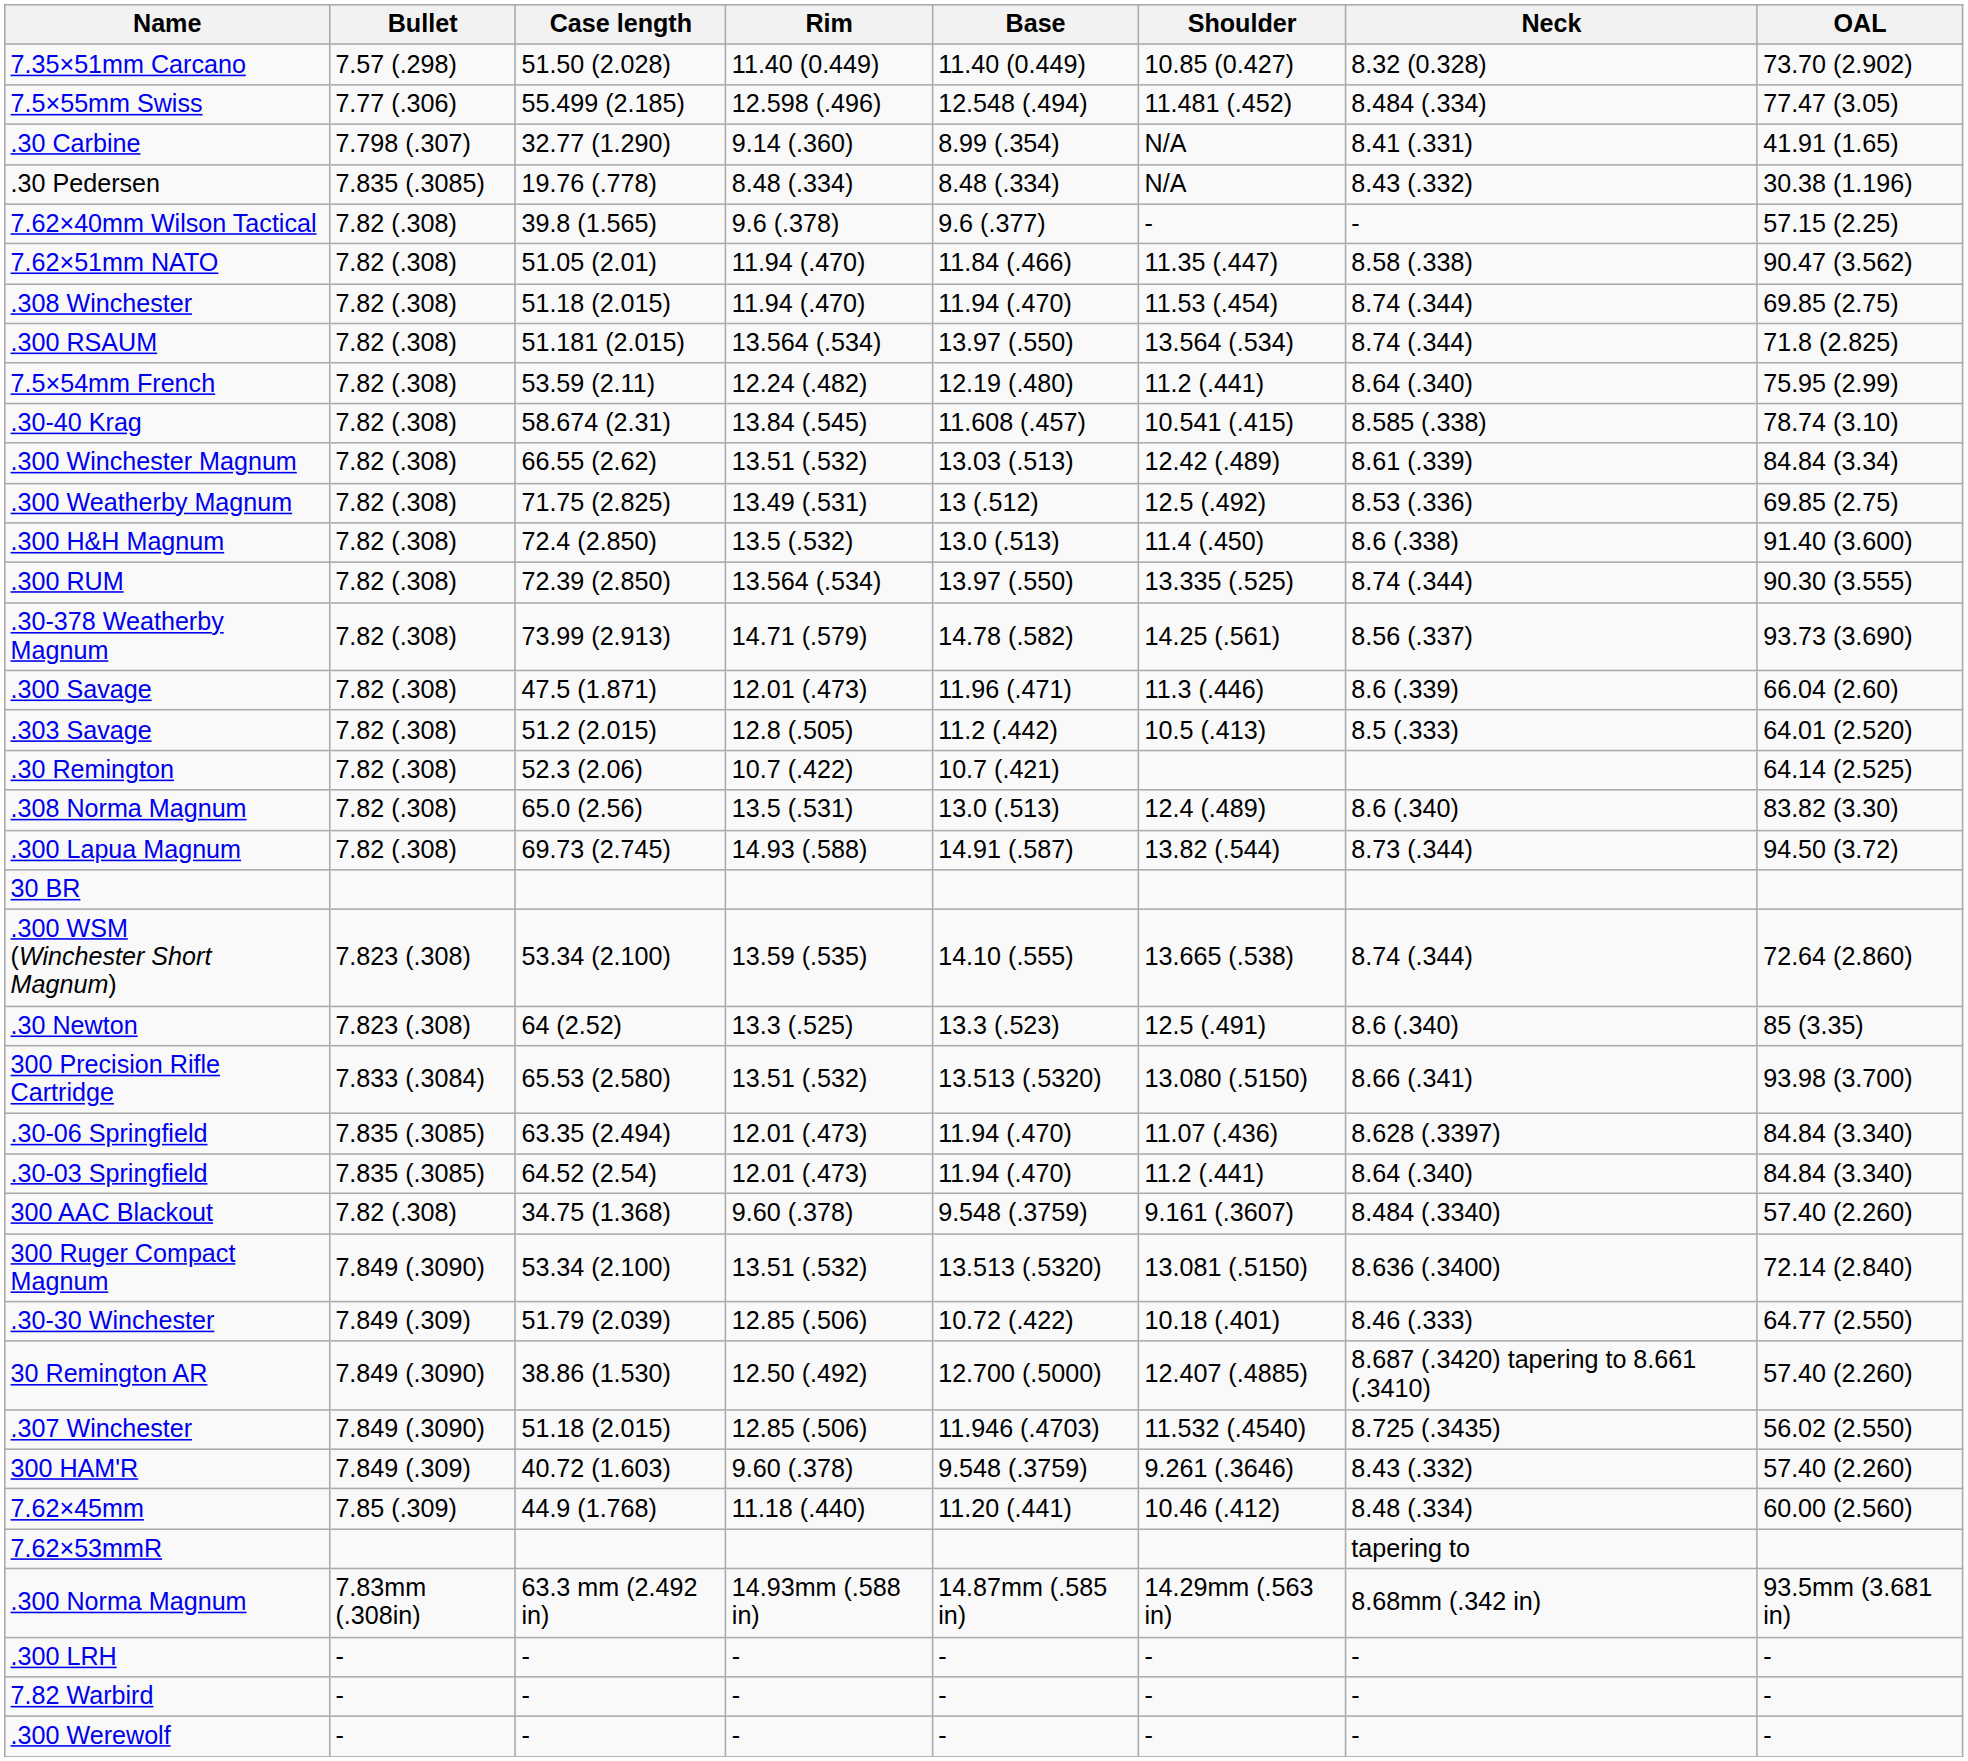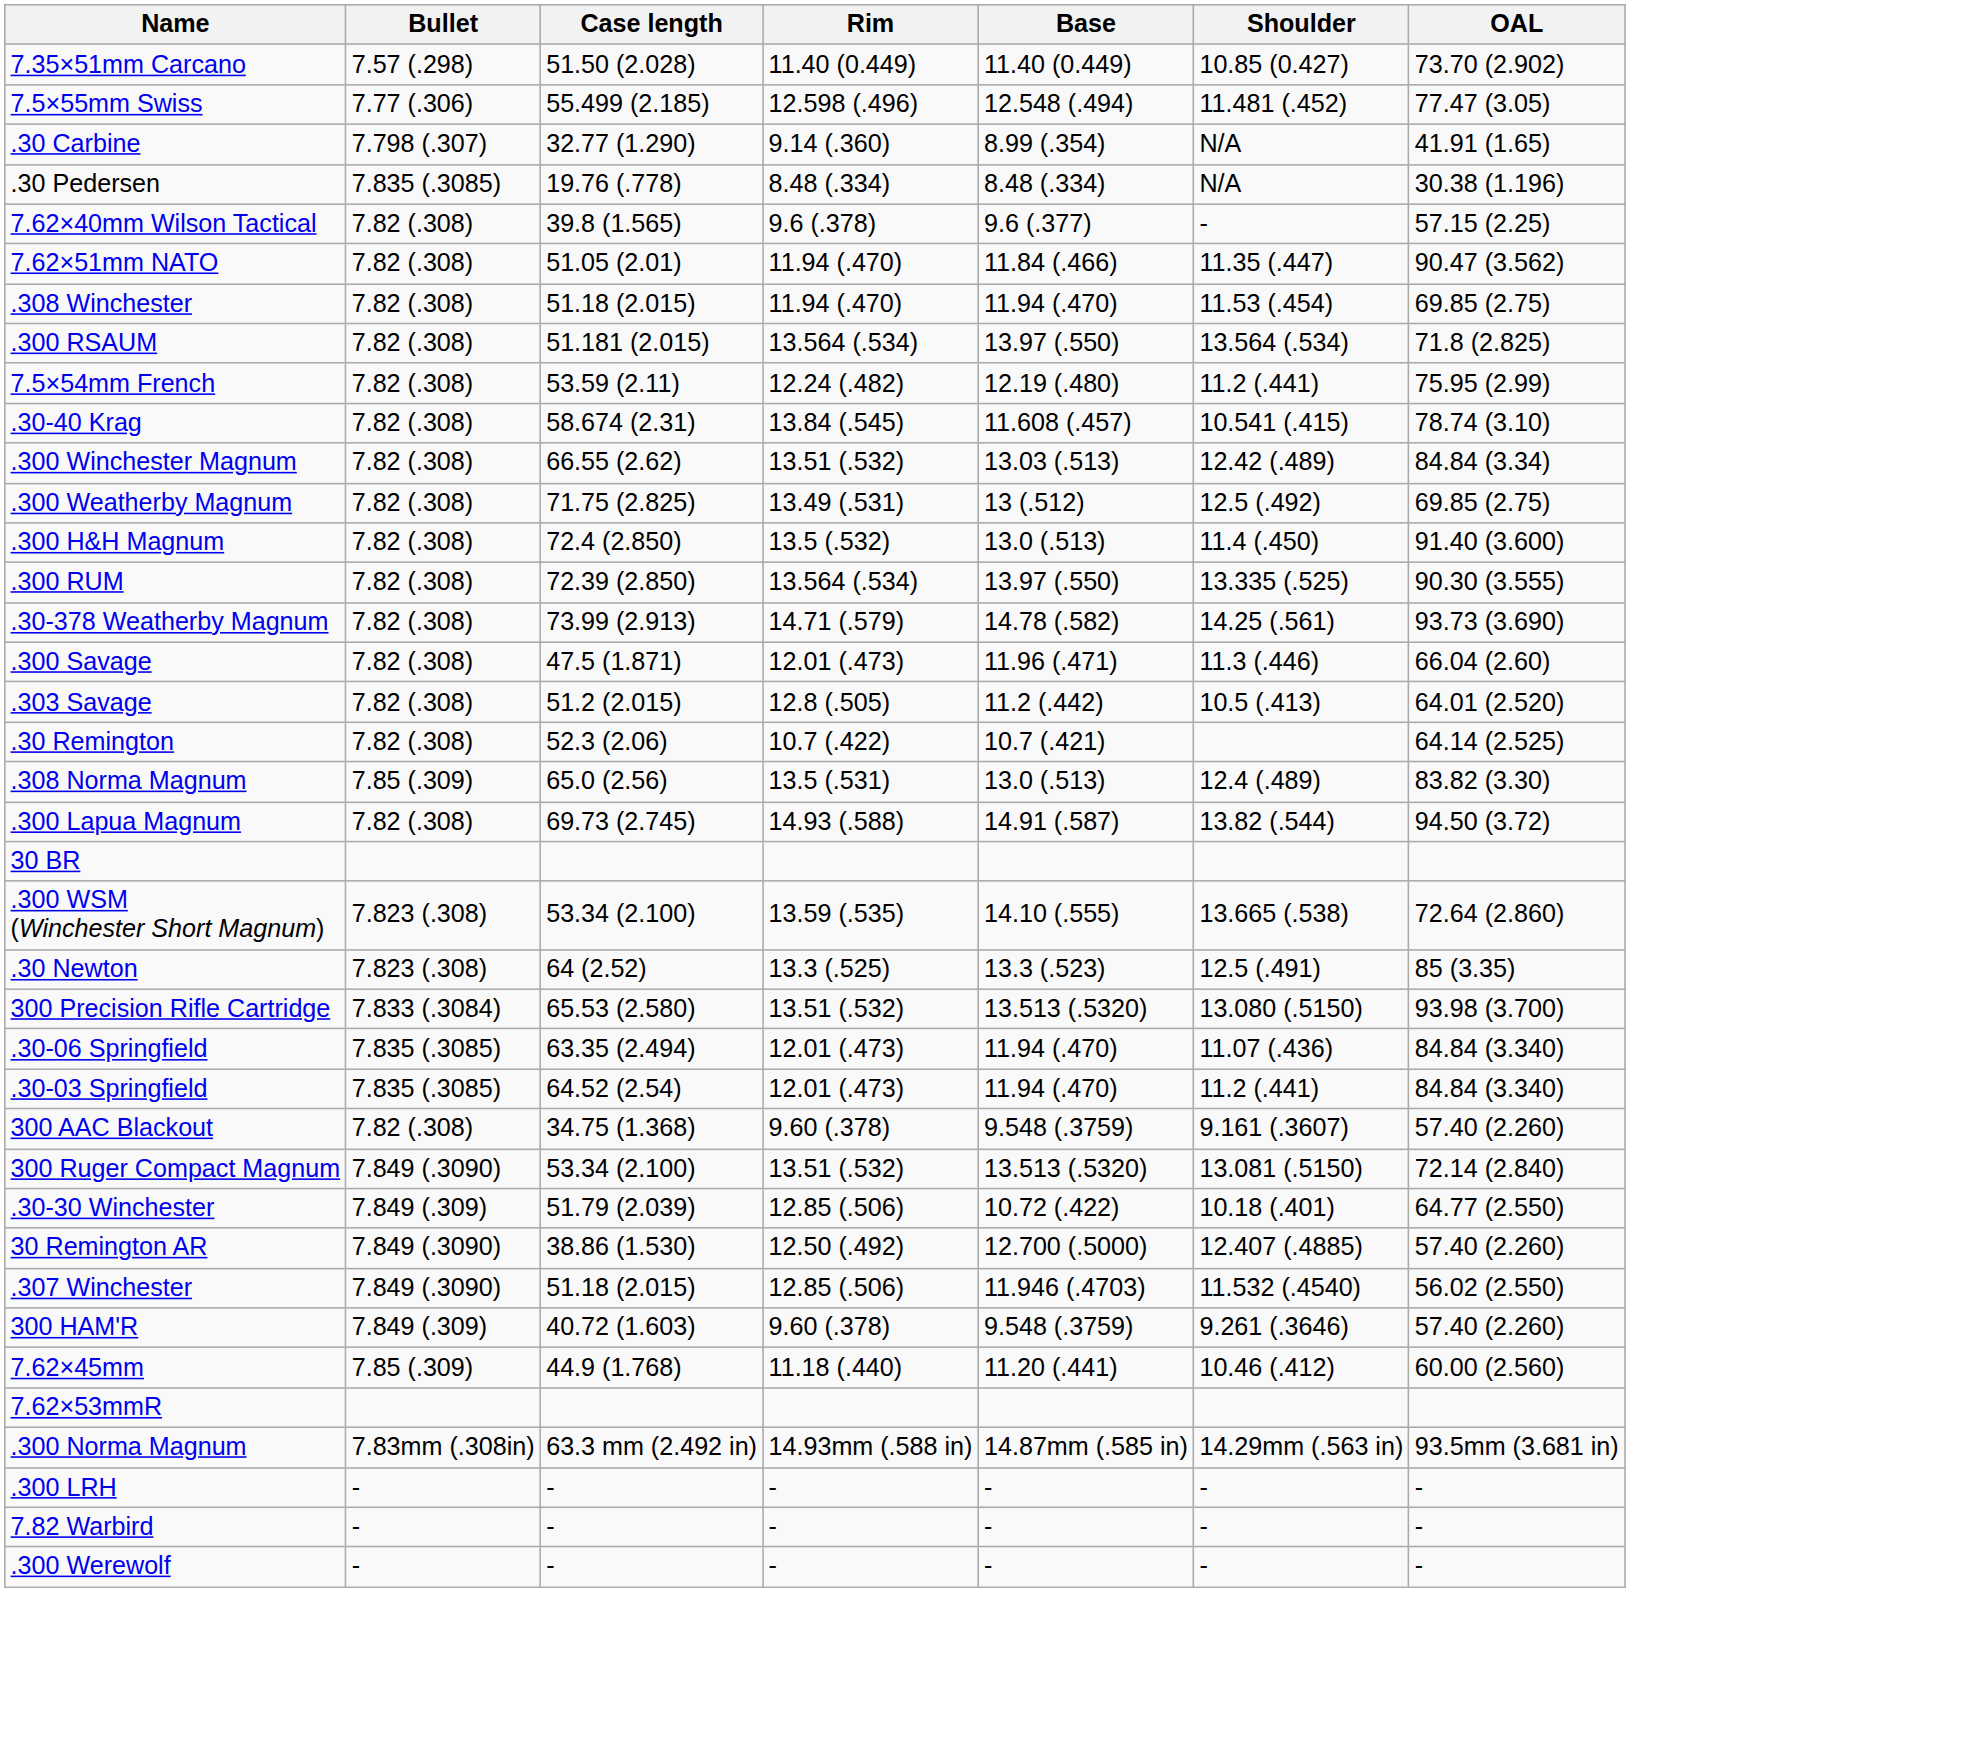- column: (1551, 24)
(396, 809) 7.82 (.308) -> (412, 781) 7.85 (.309)
